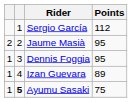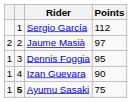(100, 43) 95 -> (100, 43) 97
(100, 73) 89 -> (100, 73) 90
